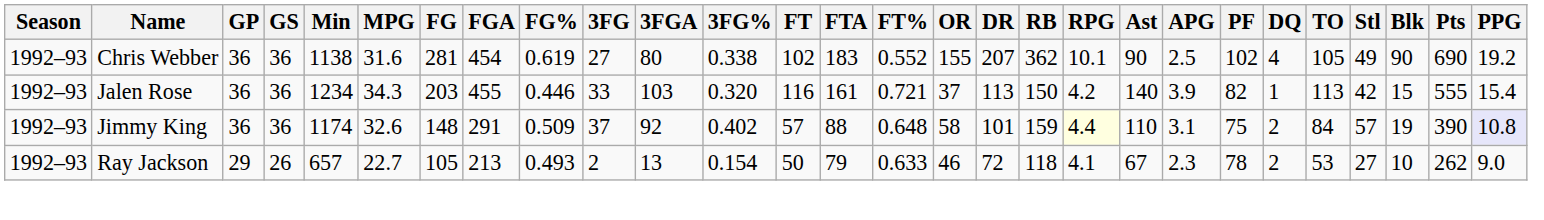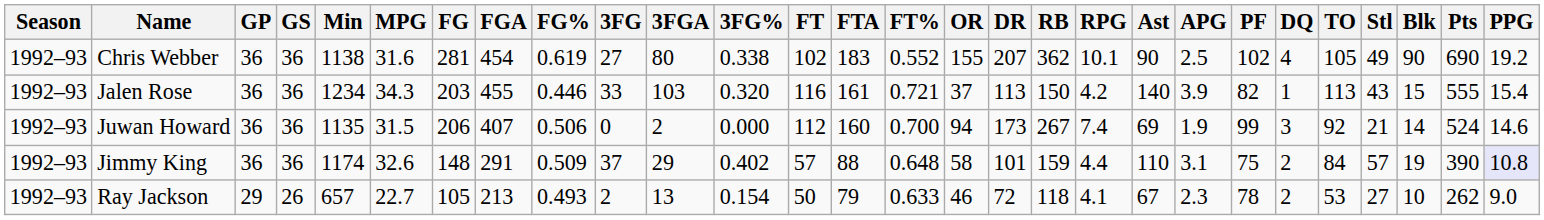(1366, 92) 42 -> (1378, 92) 43
+ row: (164, 127)
(651, 127) 92 -> (663, 162) 29
(1082, 127) lightyellow background -> (1094, 162) no background
